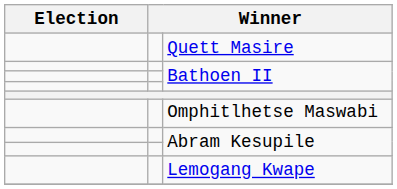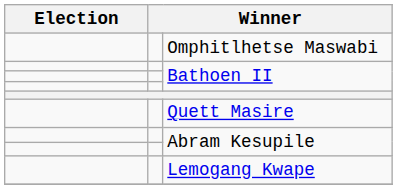rows swapped: (76, 48) <-> (76, 113)
